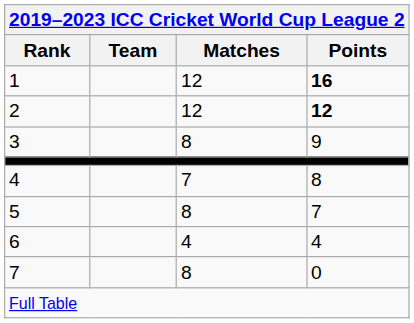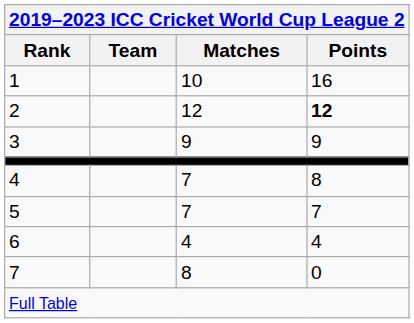(192, 80) 12 -> (192, 80) 10
(322, 80) bold -> (322, 80) normal
(186, 141) 8 -> (186, 141) 9
(186, 211) 8 -> (186, 211) 7
